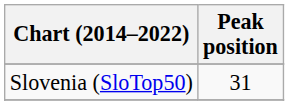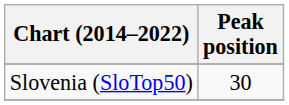(240, 81) 31 -> (240, 81) 30
